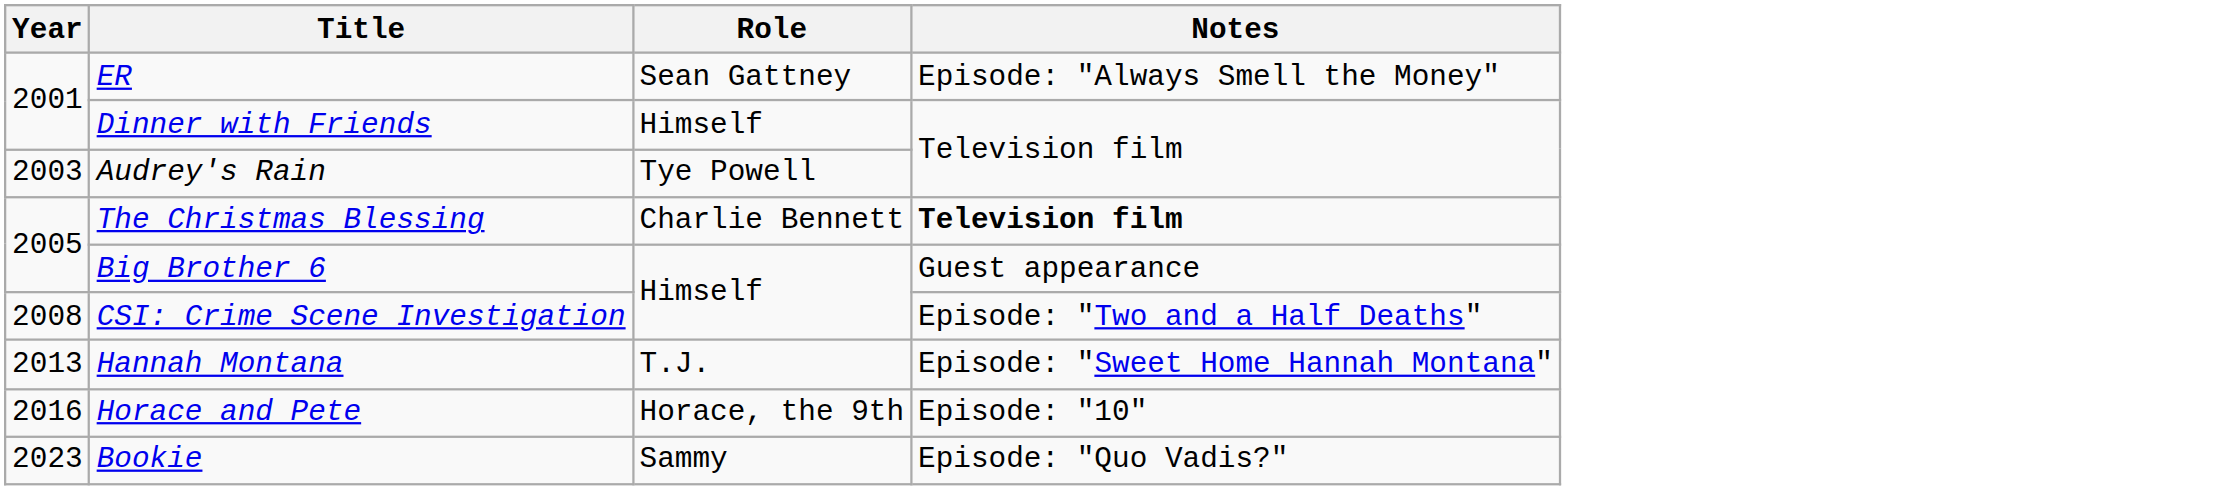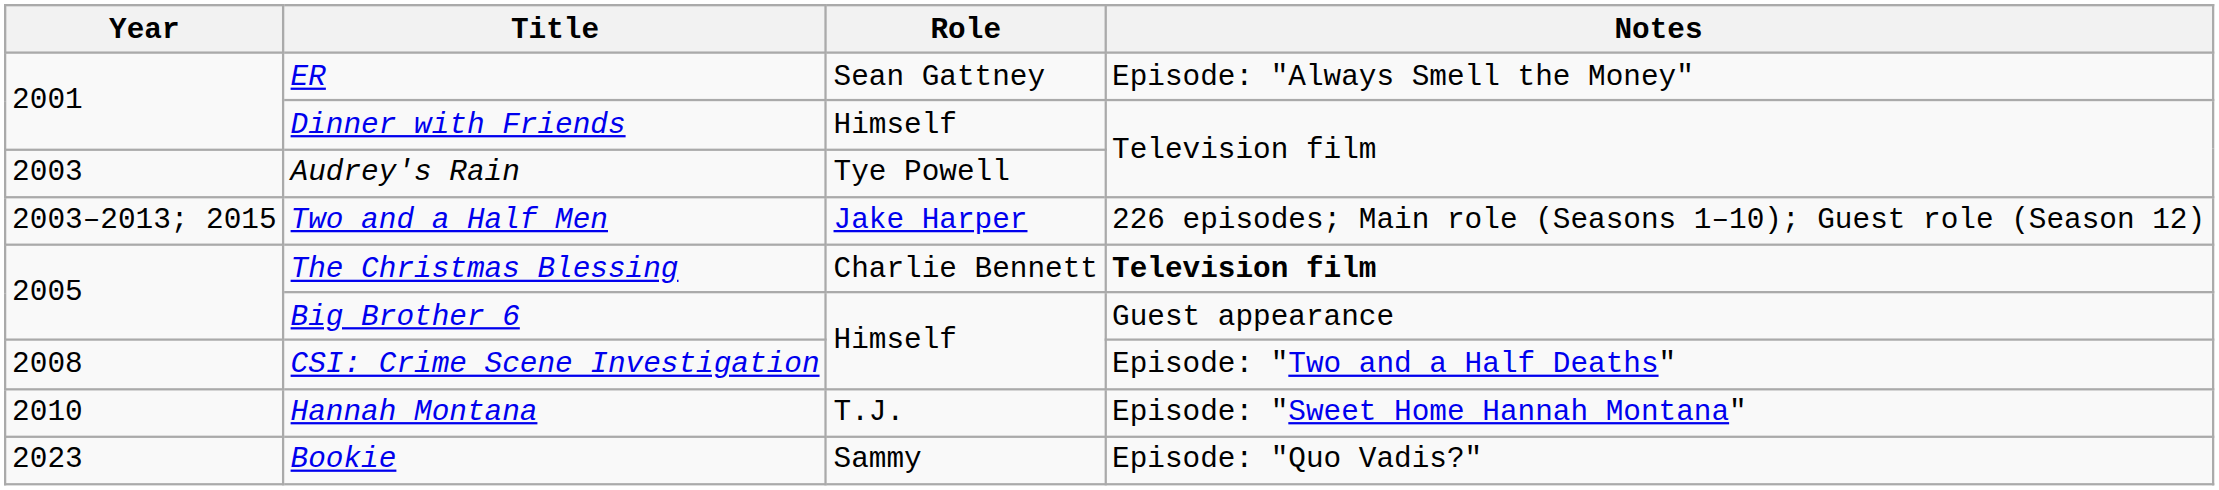+ row: (449, 221)
(47, 364) 2013 -> (47, 412) 2010
- row: (229, 412)
